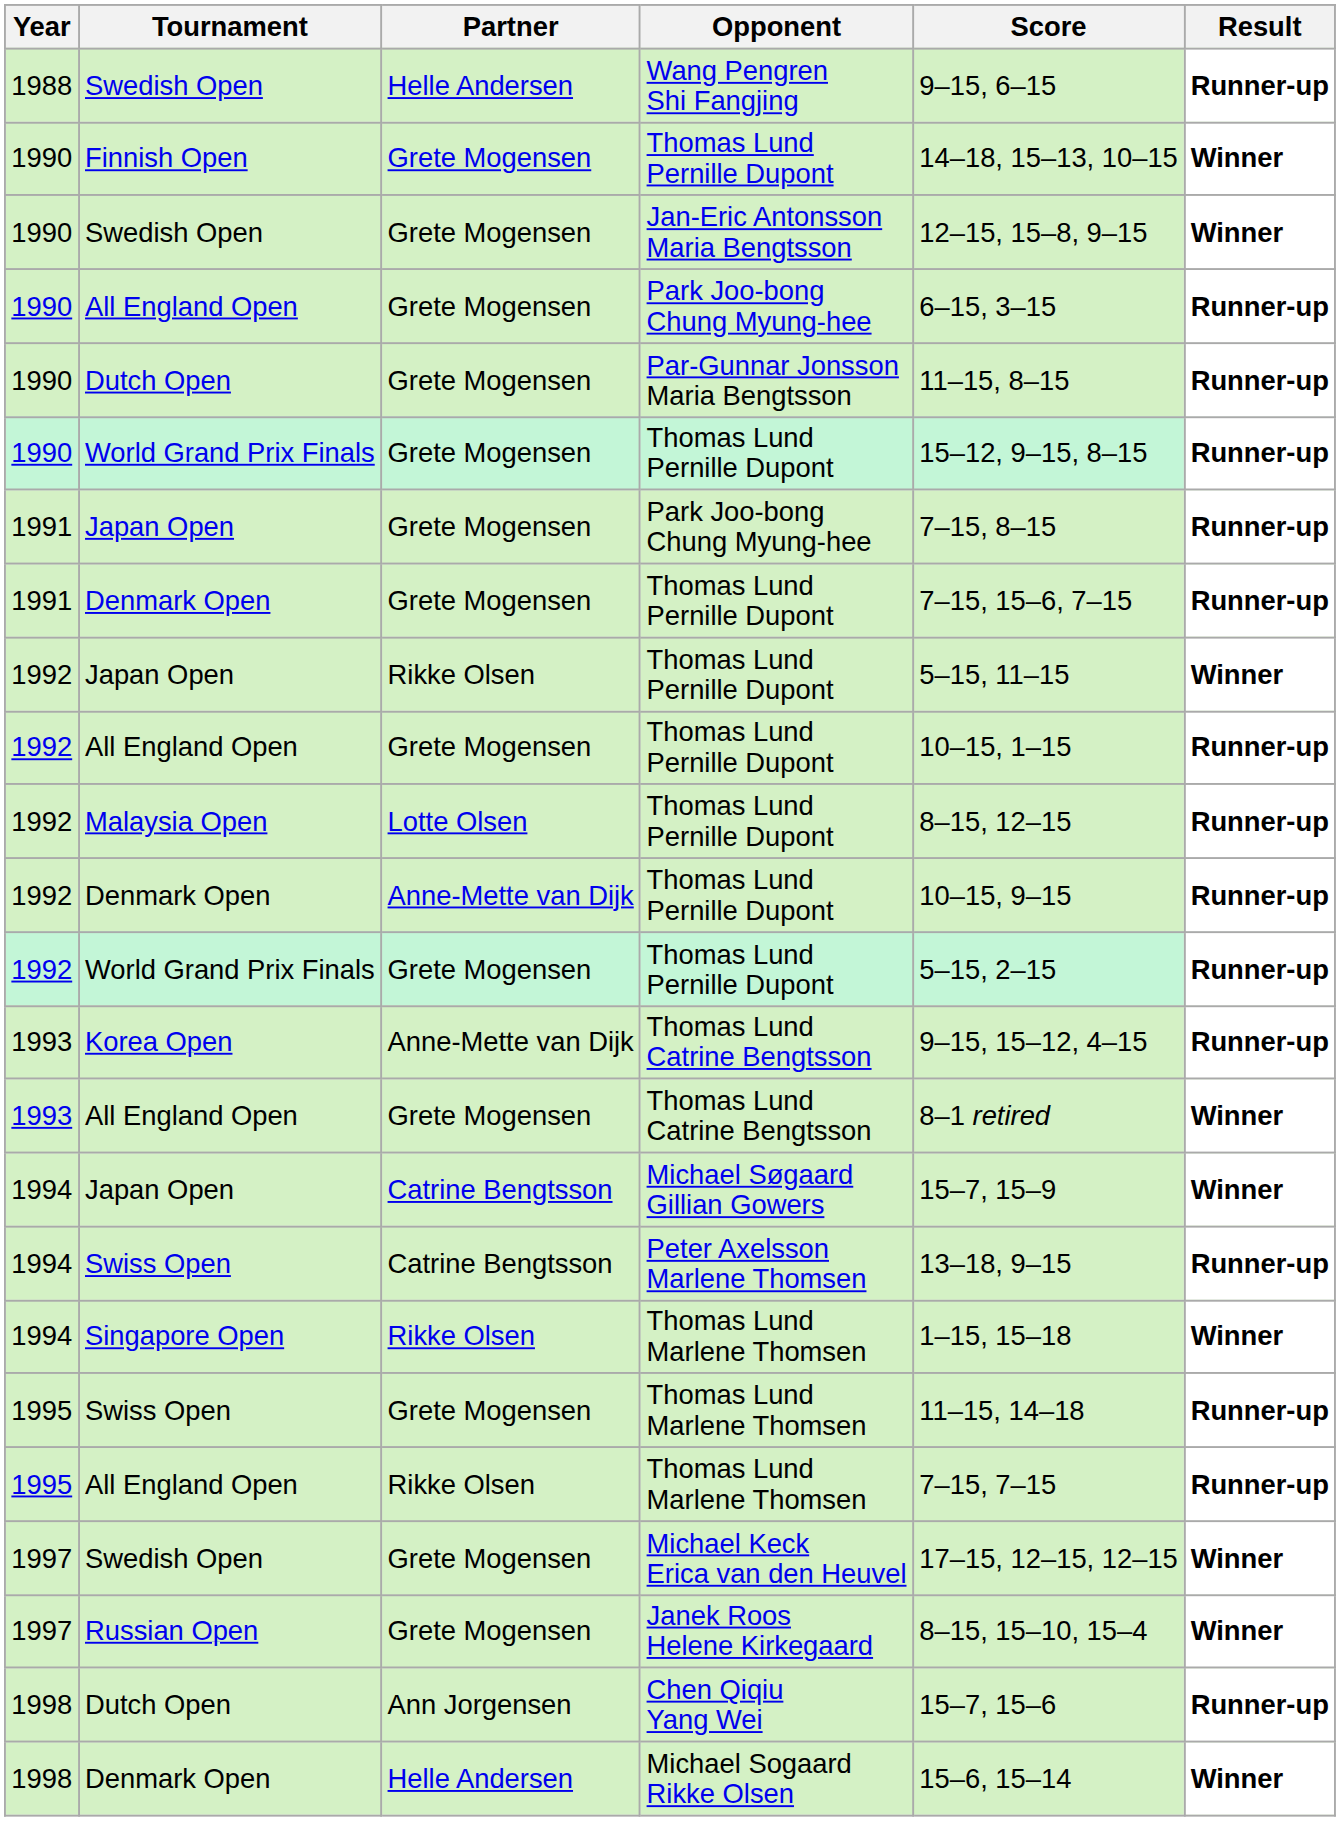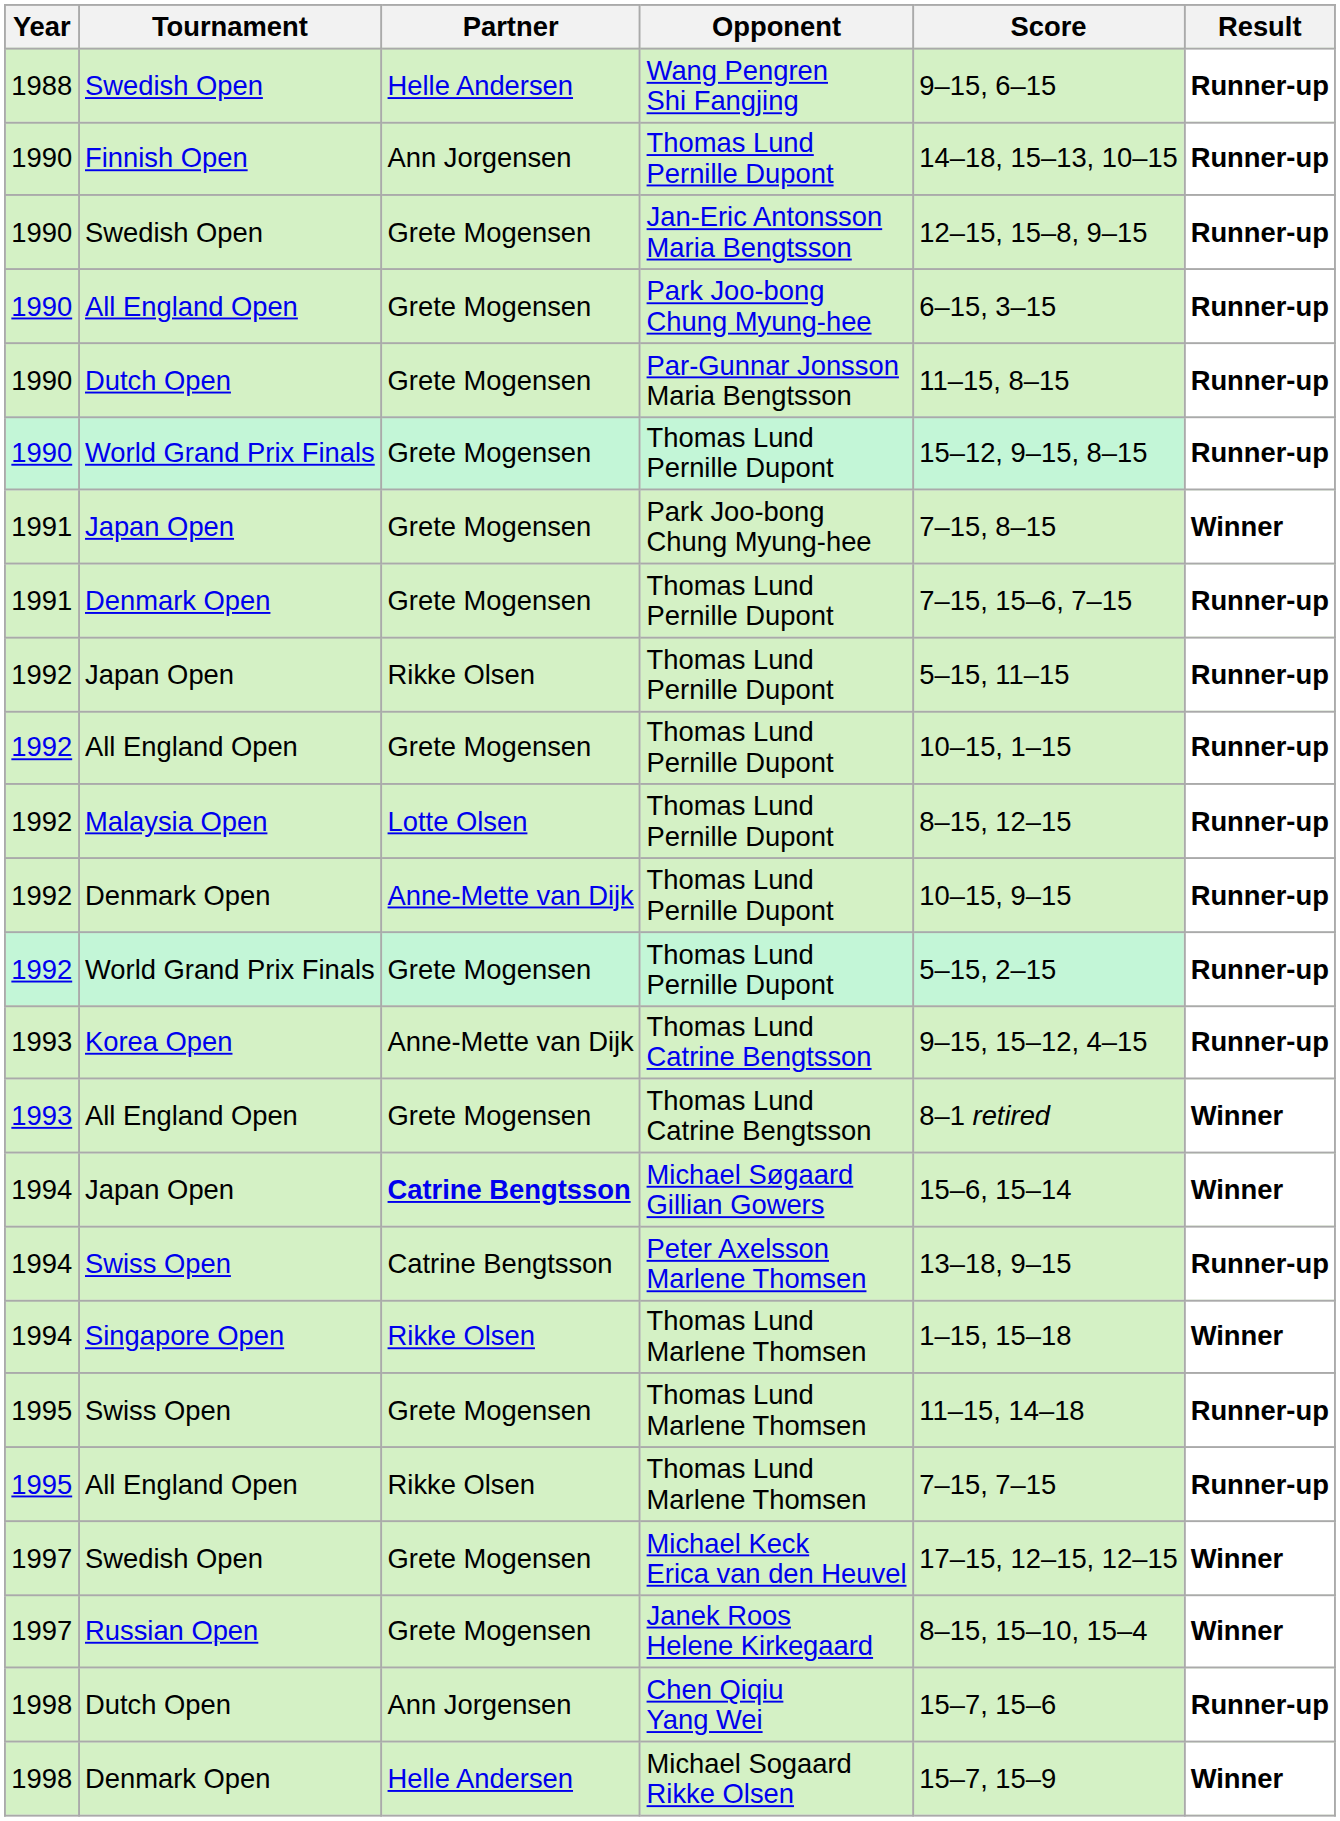(489, 159) Grete Mogensen -> (480, 159) Ann Jorgensen
(1237, 159) Winner -> (1260, 159) Runner-up
(1237, 233) Winner -> (1260, 233) Runner-up
(1260, 527) Runner-up -> (1237, 527) Winner
(1237, 674) Winner -> (1260, 674) Runner-up
(500, 1190) normal -> (509, 1190) bold
(988, 1190) 15–7, 15–9 -> (995, 1190) 15–6, 15–14
(995, 1779) 15–6, 15–14 -> (988, 1779) 15–7, 15–9
